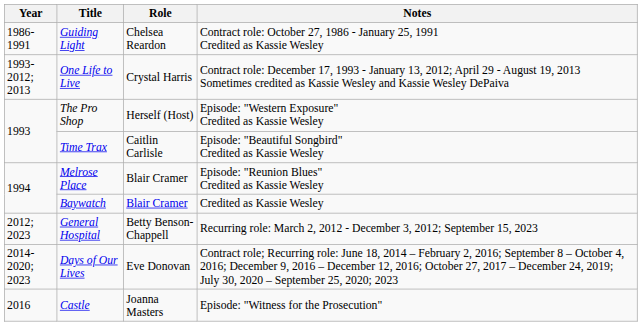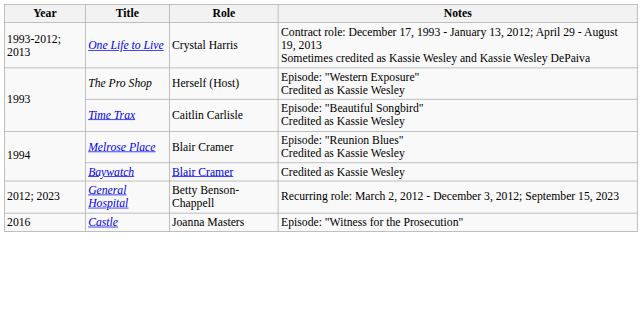- row: (79, 38)
- row: (89, 267)
